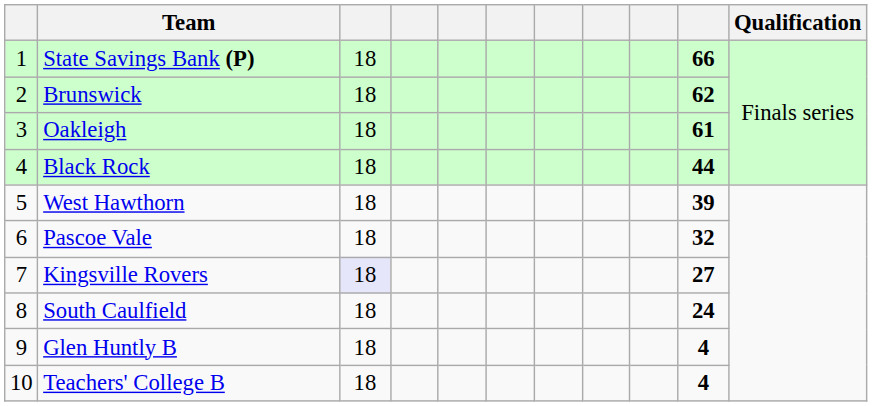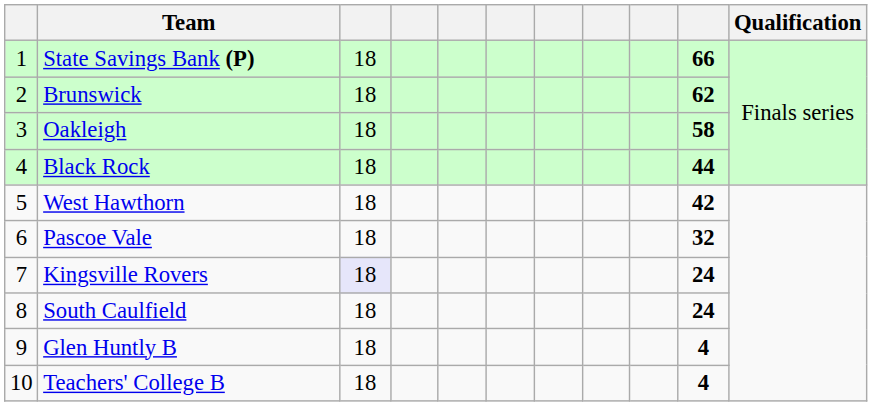(703, 130) 61 -> (703, 130) 58
(703, 202) 39 -> (703, 202) 42
(703, 274) 27 -> (703, 274) 24
